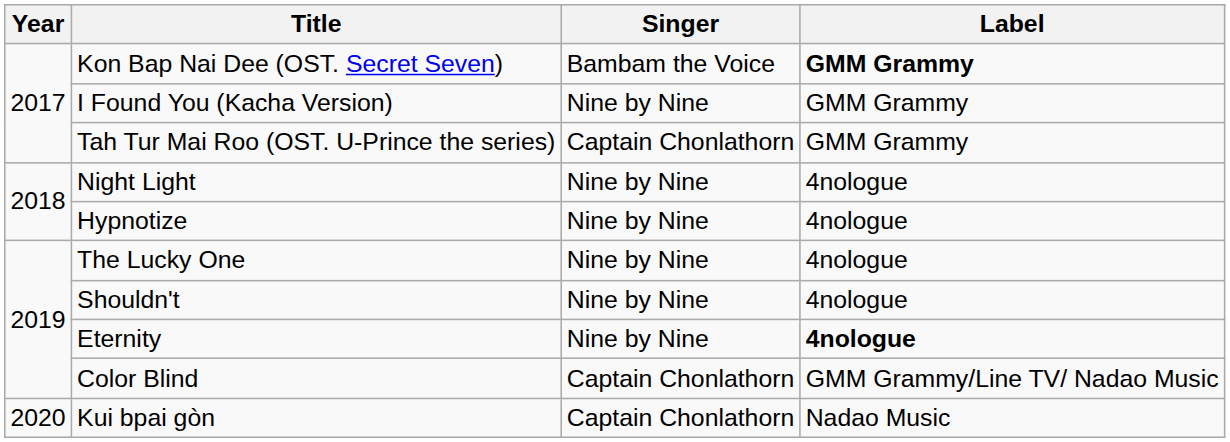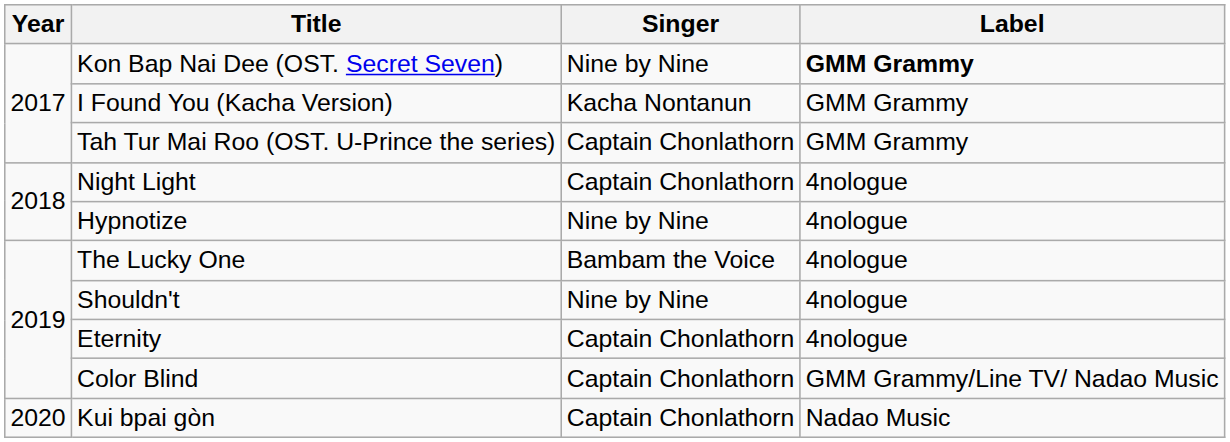(671, 63) Bambam the Voice -> (638, 63) Nine by Nine
(638, 102) Nine by Nine -> (659, 102) Kacha Nontanun
(638, 181) Nine by Nine -> (681, 181) Captain Chonlathorn
(638, 260) Nine by Nine -> (671, 260) Bambam the Voice
(638, 338) Nine by Nine -> (681, 338) Captain Chonlathorn
(861, 338) bold -> (857, 338) normal
